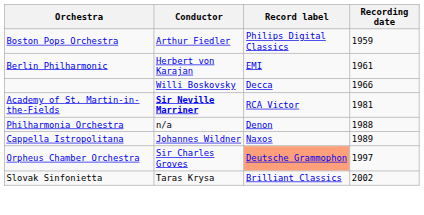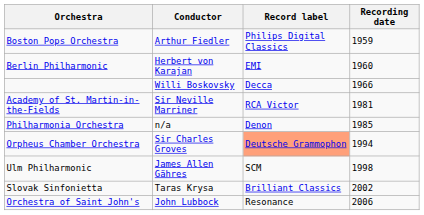(362, 66) 1961 -> (362, 66) 1960
(185, 105) bold -> (184, 105) normal
(362, 124) 1988 -> (362, 124) 1985
- row: (65, 139)
(362, 158) 1997 -> (362, 144) 1994
+ row: (49, 168)
+ row: (73, 202)
